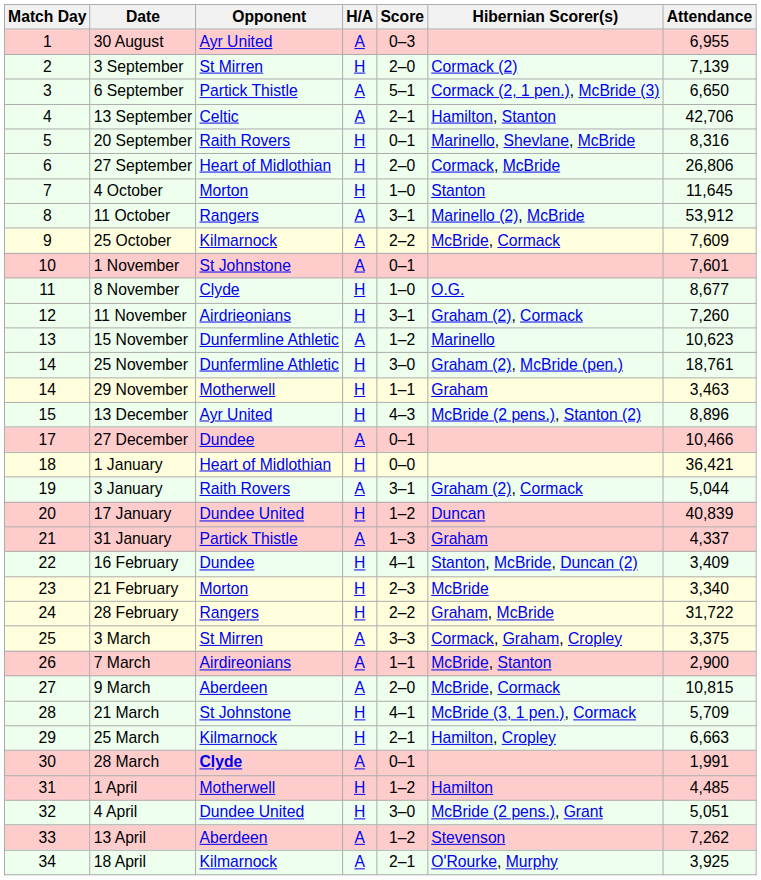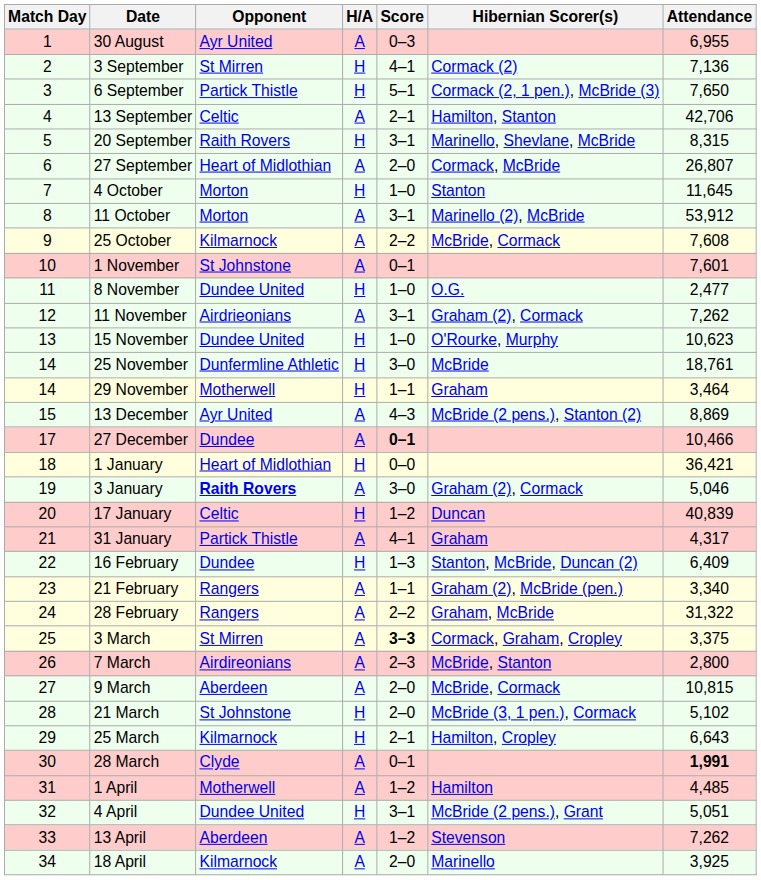(402, 66) 2–0 -> (402, 66) 4–1
(709, 66) 7,139 -> (709, 66) 7,136
(360, 91) A -> (360, 91) H
(709, 91) 6,650 -> (709, 91) 7,650
(402, 141) 0–1 -> (402, 141) 3–1
(709, 141) 8,316 -> (709, 141) 8,315
(360, 166) H -> (360, 166) A
(709, 166) 26,806 -> (709, 166) 26,807
(229, 215) Rangers -> (224, 215) Morton
(709, 240) 7,609 -> (709, 240) 7,608
(220, 290) Clyde -> (252, 290) Dundee United
(709, 290) 8,677 -> (709, 290) 2,477
(360, 315) H -> (360, 315) A
(709, 315) 7,260 -> (709, 315) 7,262
(269, 340) Dunfermline Athletic -> (252, 340) Dundee United
(360, 340) A -> (360, 340) H
(402, 340) 1–2 -> (402, 340) 1–0
(463, 340) Marinello -> (495, 340) O'Rourke, Murphy
(527, 365) Graham (2), McBride (pen.) -> (460, 365) McBride
(709, 389) 3,463 -> (709, 389) 3,464
(360, 414) H -> (360, 414) A
(709, 414) 8,896 -> (709, 414) 8,869
(402, 439) normal -> (402, 439) bold
(245, 489) normal -> (248, 489) bold
(402, 489) 3–1 -> (402, 489) 3–0
(709, 489) 5,044 -> (709, 489) 5,046
(252, 514) Dundee United -> (219, 514) Celtic
(402, 539) 1–3 -> (402, 539) 4–1
(709, 539) 4,337 -> (709, 539) 4,317
(402, 564) 4–1 -> (402, 564) 1–3
(709, 564) 3,409 -> (709, 564) 6,409
(224, 588) Morton -> (229, 588) Rangers
(360, 588) H -> (360, 588) A
(402, 588) 2–3 -> (402, 588) 1–1
(460, 588) McBride -> (527, 588) Graham (2), McBride (pen.)
(360, 613) H -> (360, 613) A
(709, 613) 31,722 -> (709, 613) 31,322
(402, 638) normal -> (402, 638) bold
(402, 663) 1–1 -> (402, 663) 2–3
(709, 663) 2,900 -> (709, 663) 2,800
(402, 713) 4–1 -> (402, 713) 2–0
(709, 713) 5,709 -> (709, 713) 5,102
(709, 738) 6,663 -> (709, 738) 6,643
(221, 762) bold -> (220, 762) normal
(709, 762) normal -> (709, 762) bold
(360, 787) H -> (360, 787) A
(402, 812) 3–0 -> (402, 812) 3–1
(402, 862) 2–1 -> (402, 862) 2–0
(495, 862) O'Rourke, Murphy -> (463, 862) Marinello
